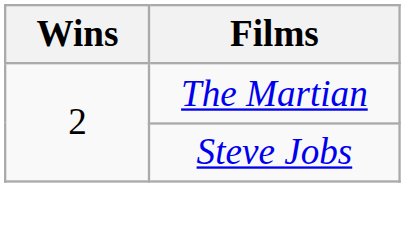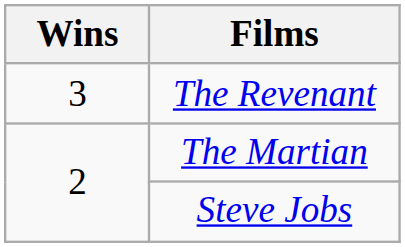+ row: (274, 92)
